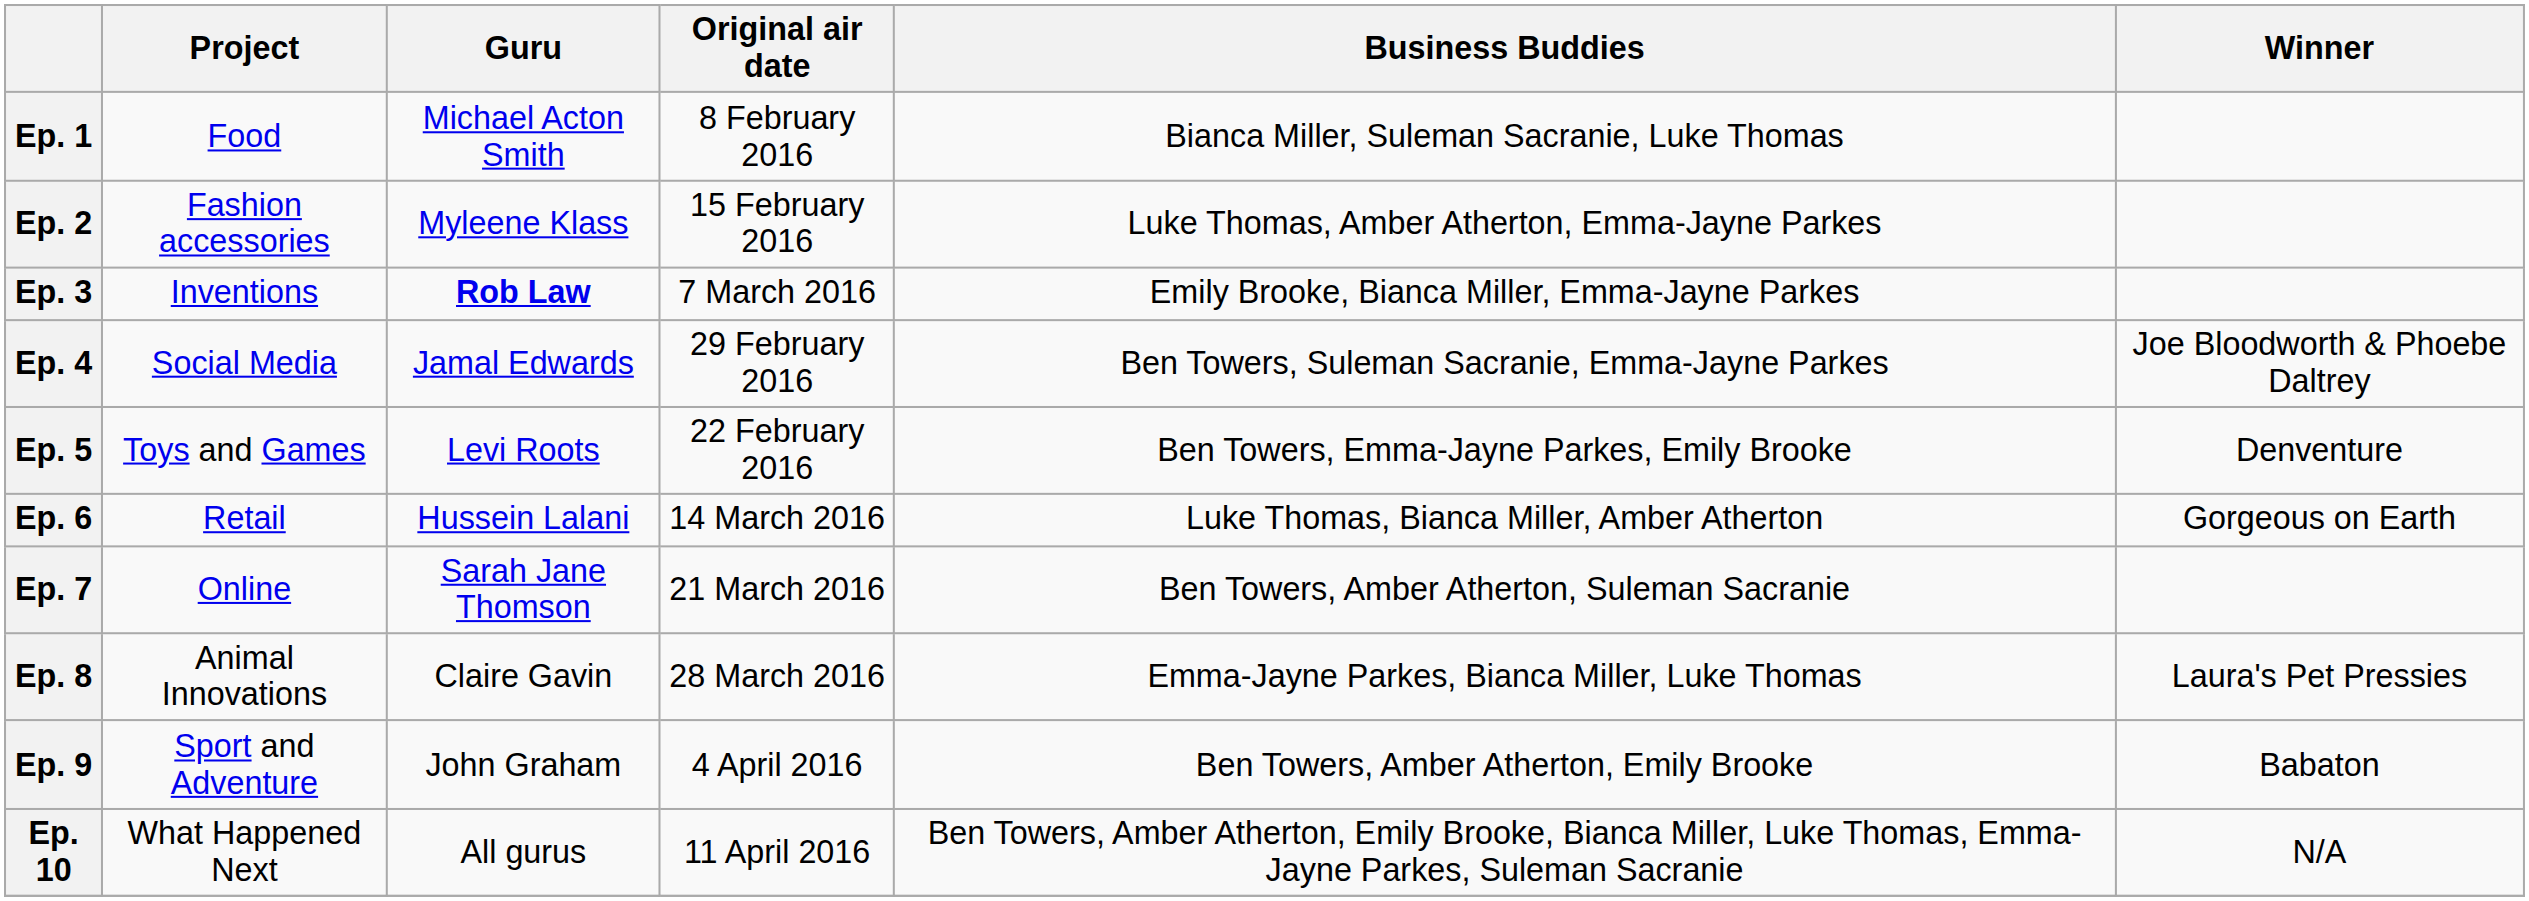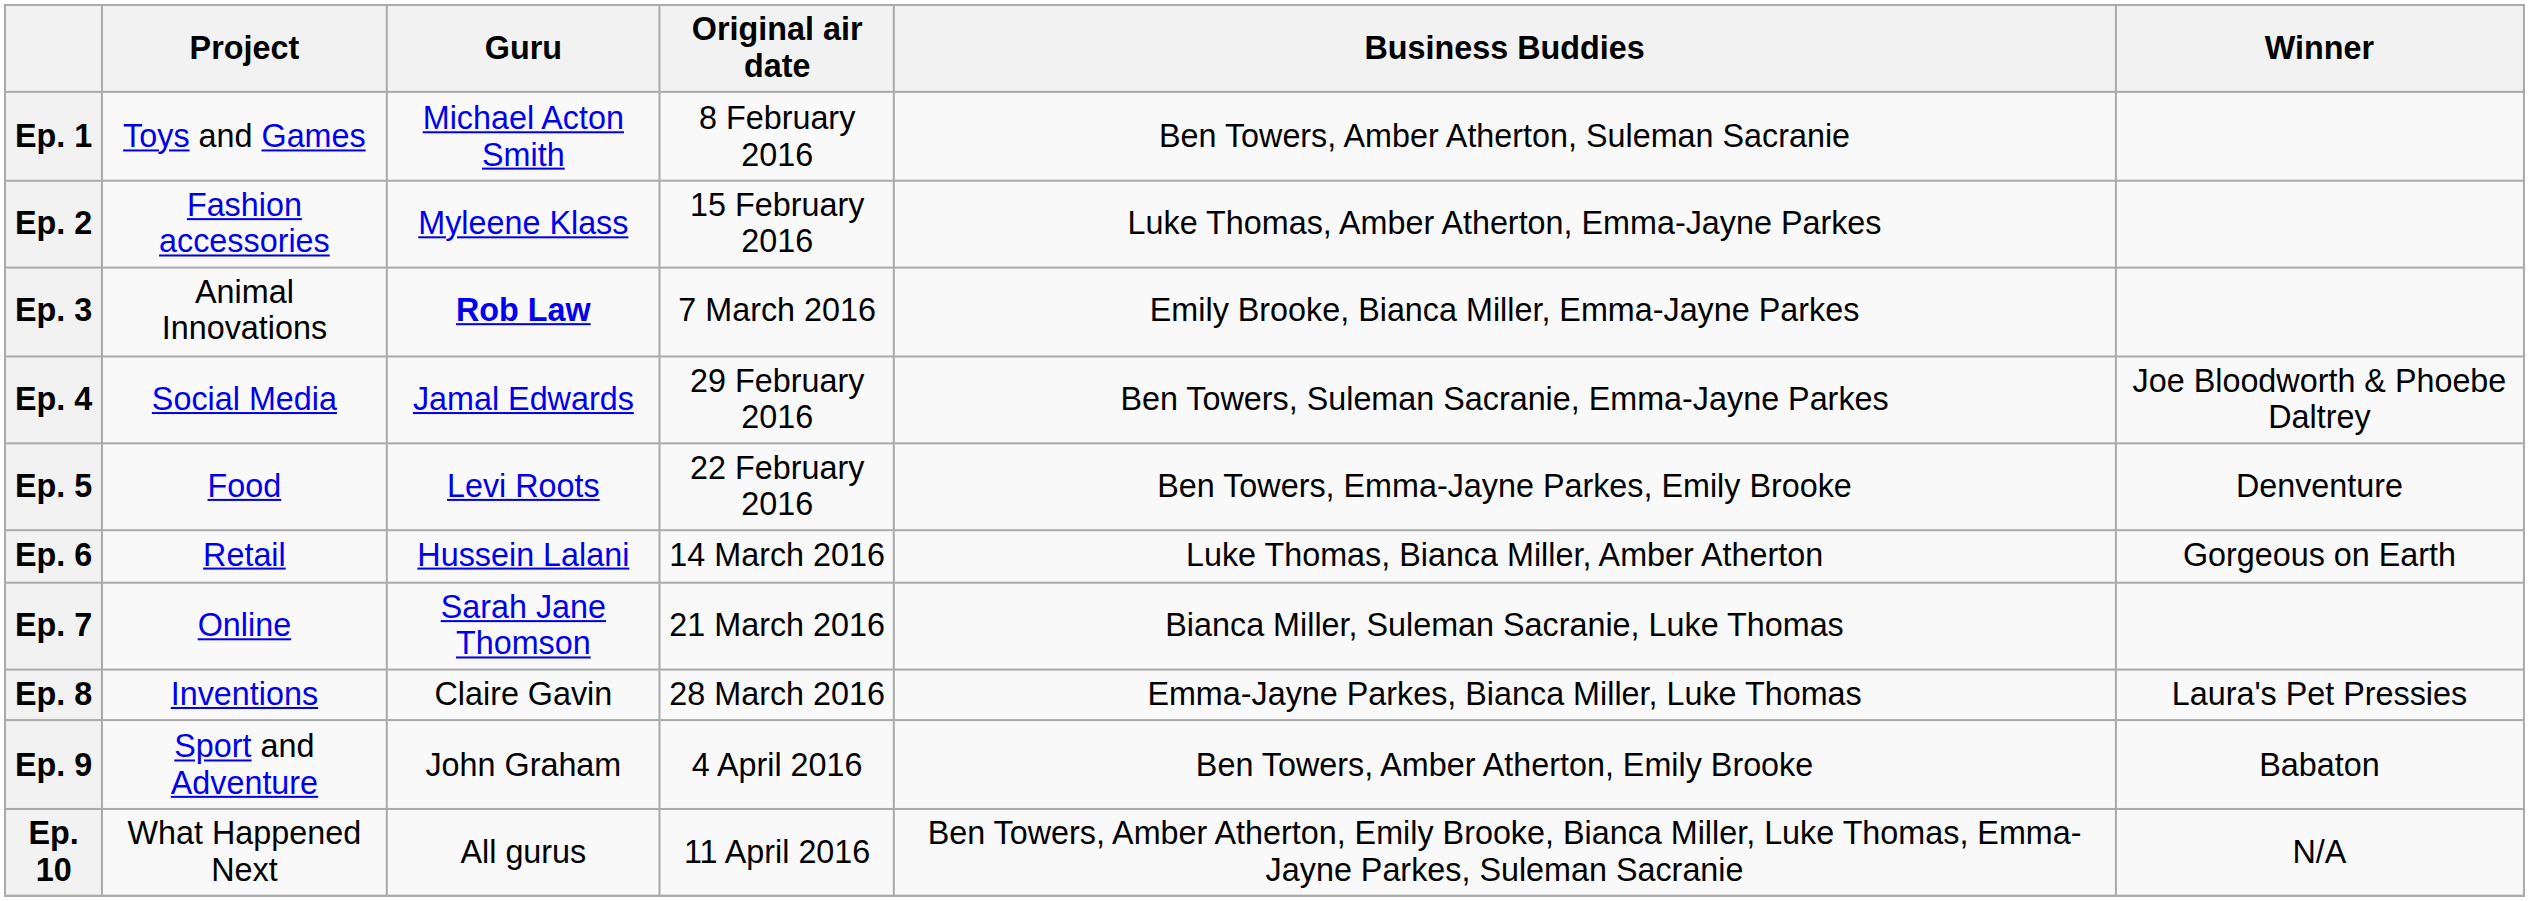(244, 135) Food -> (244, 135) Toys and Games
(1505, 135) Bianca Miller, Suleman Sacranie, Luke Thomas -> (1505, 135) Ben Towers, Amber Atherton, Suleman Sacranie
(244, 292) Inventions -> (244, 311) Animal Innovations
(244, 450) Toys and Games -> (244, 486) Food
(1505, 588) Ben Towers, Amber Atherton, Suleman Sacranie -> (1505, 625) Bianca Miller, Suleman Sacranie, Luke Thomas
(244, 676) Animal Innovations -> (244, 694) Inventions
